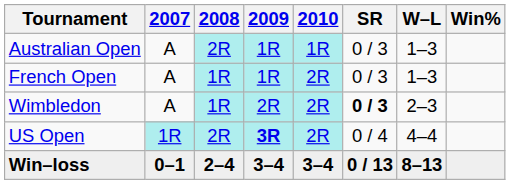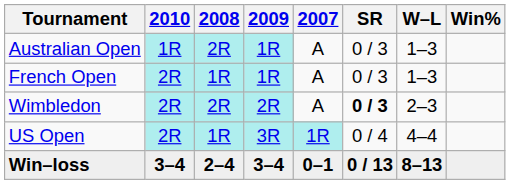columns swapped: (170, 19) <-> (318, 19)
(219, 106) 1R -> (219, 106) 2R
(219, 135) 2R -> (219, 135) 1R
(269, 135) bold -> (269, 135) normal
